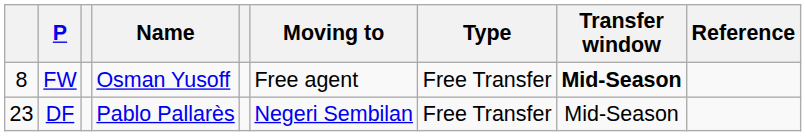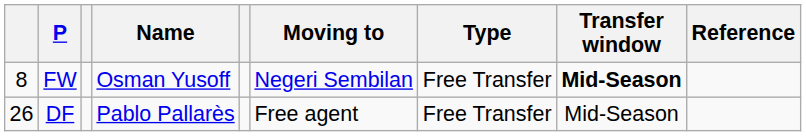(306, 79) Free agent -> (334, 79) Negeri Sembilan
(22, 113) 23 -> (22, 113) 26
(334, 113) Negeri Sembilan -> (306, 113) Free agent
